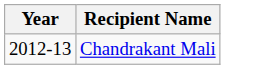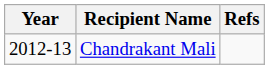+ column: (242, 19)
